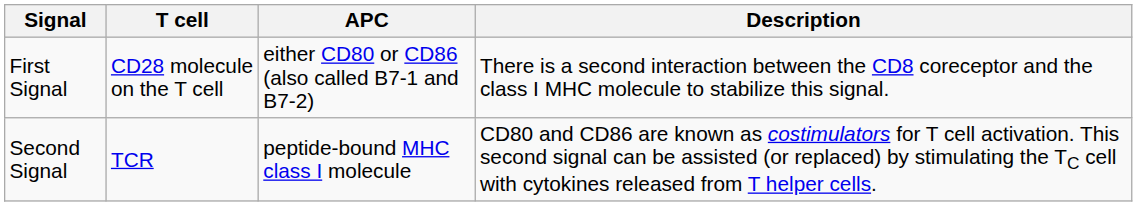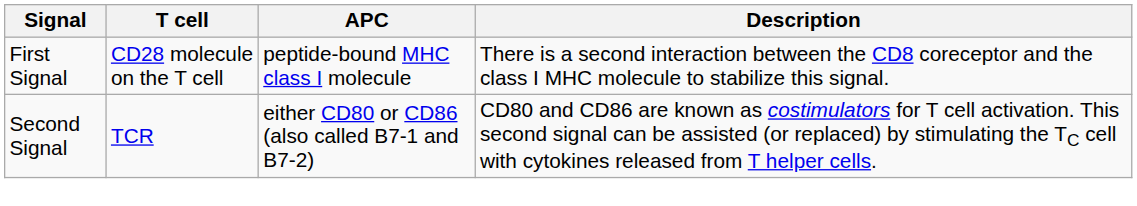(361, 77) either CD80 or CD86 (also called B7-1 and B7-2) -> (356, 65) peptide-bound MHC class I molecule
(356, 159) peptide-bound MHC class I molecule -> (361, 135) either CD80 or CD86 (also called B7-1 and B7-2)
